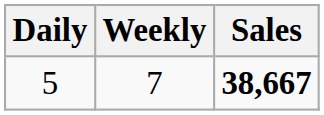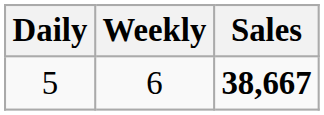(154, 82) 7 -> (154, 82) 6
